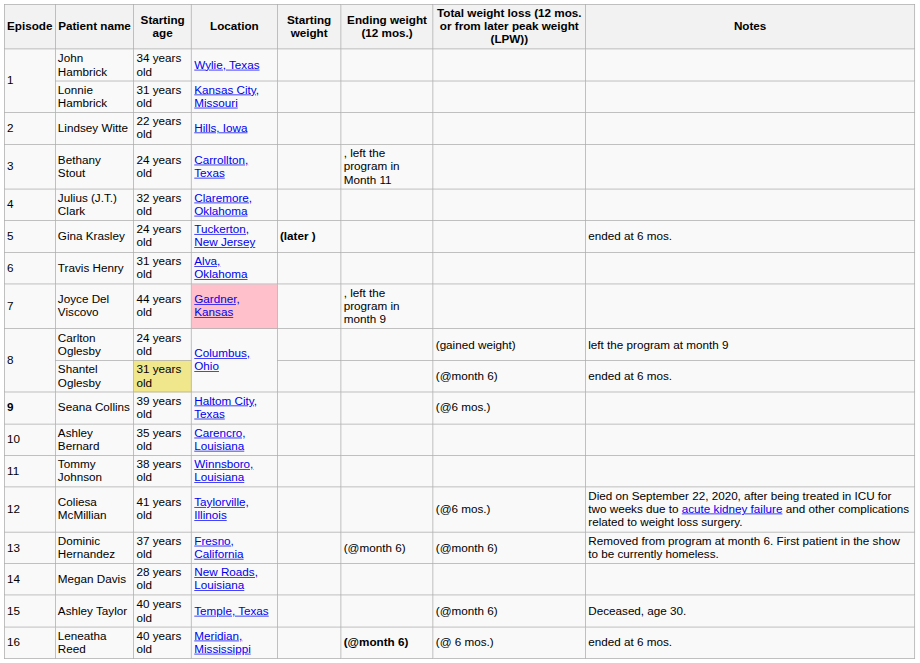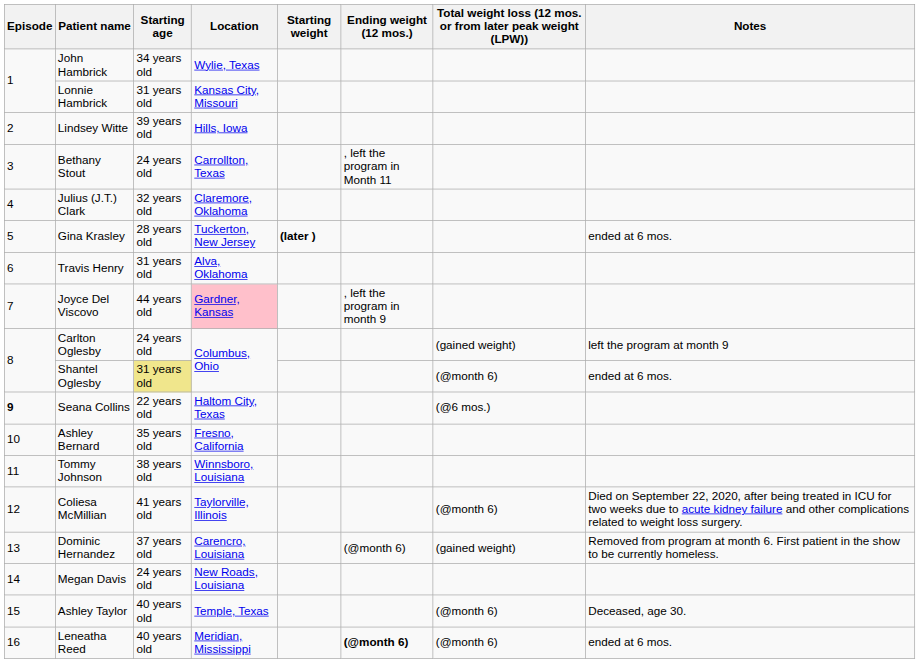(159, 128) 22 years old -> (159, 128) 39 years old
(159, 236) 24 years old -> (159, 236) 28 years old
(159, 408) 39 years old -> (159, 408) 22 years old
(220, 439) Carencro, Louisiana -> (219, 439) Fresno, California
(463, 509) (@6 mos.) -> (467, 509) (@month 6)
(219, 547) Fresno, California -> (220, 547) Carencro, Louisiana
(467, 547) (@month 6) -> (476, 547) (gained weight)
(159, 579) 28 years old -> (159, 579) 24 years old
(465, 642) (@ 6 mos.) -> (467, 642) (@month 6)
